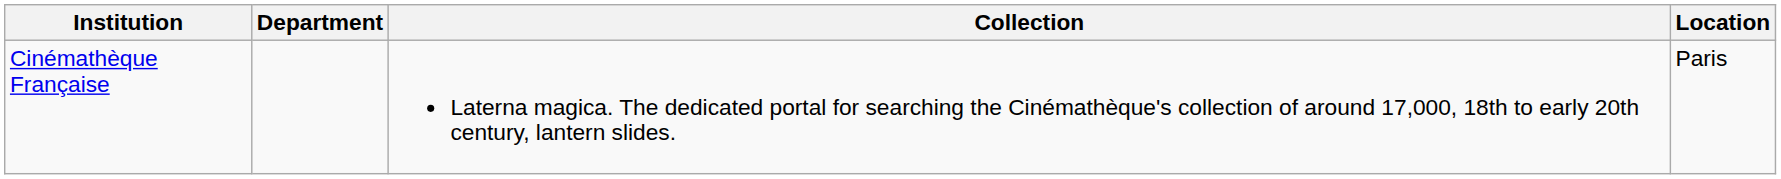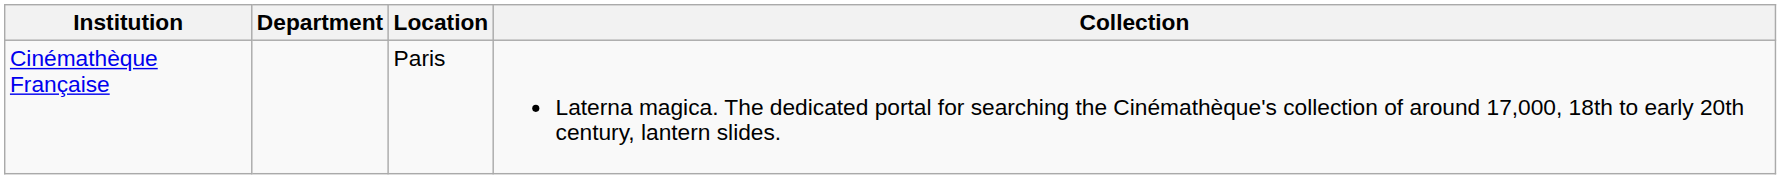columns swapped: (1723, 22) <-> (1029, 22)
